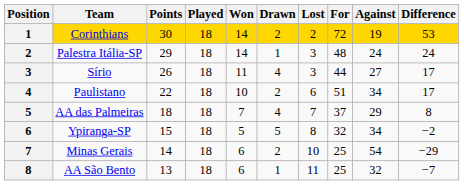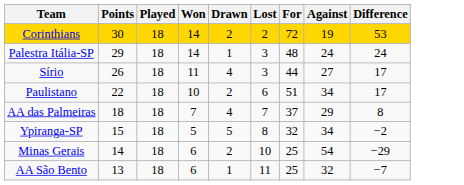- column: (28, 14)
